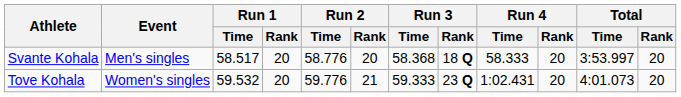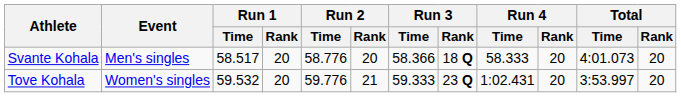(414, 59) 58.368 -> (414, 59) 58.366
(607, 59) 3:53.997 -> (607, 59) 4:01.073
(607, 81) 4:01.073 -> (607, 81) 3:53.997
